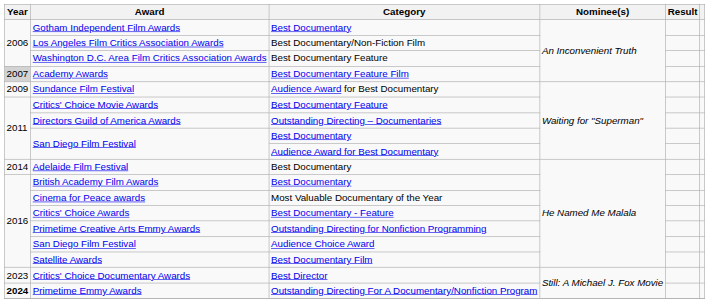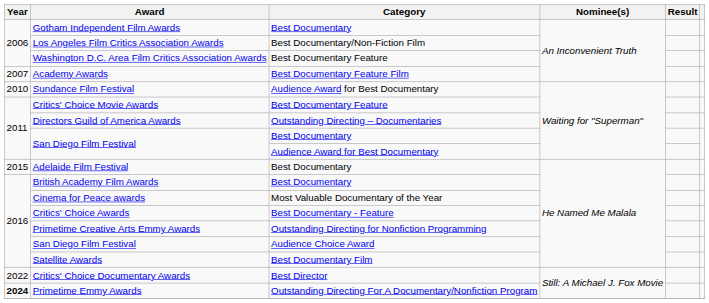(17, 74) lightgrey background -> (17, 74) no background
(17, 89) 2009 -> (17, 89) 2010
(17, 167) 2014 -> (17, 167) 2015
(17, 275) 2023 -> (17, 275) 2022
